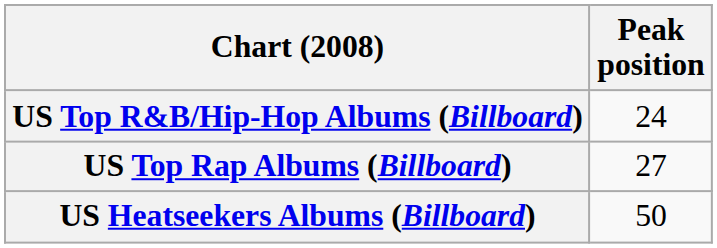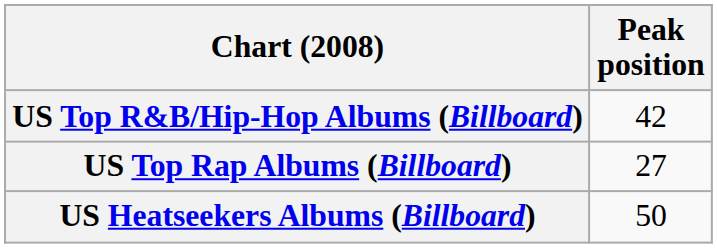(651, 115) 24 -> (651, 115) 42
